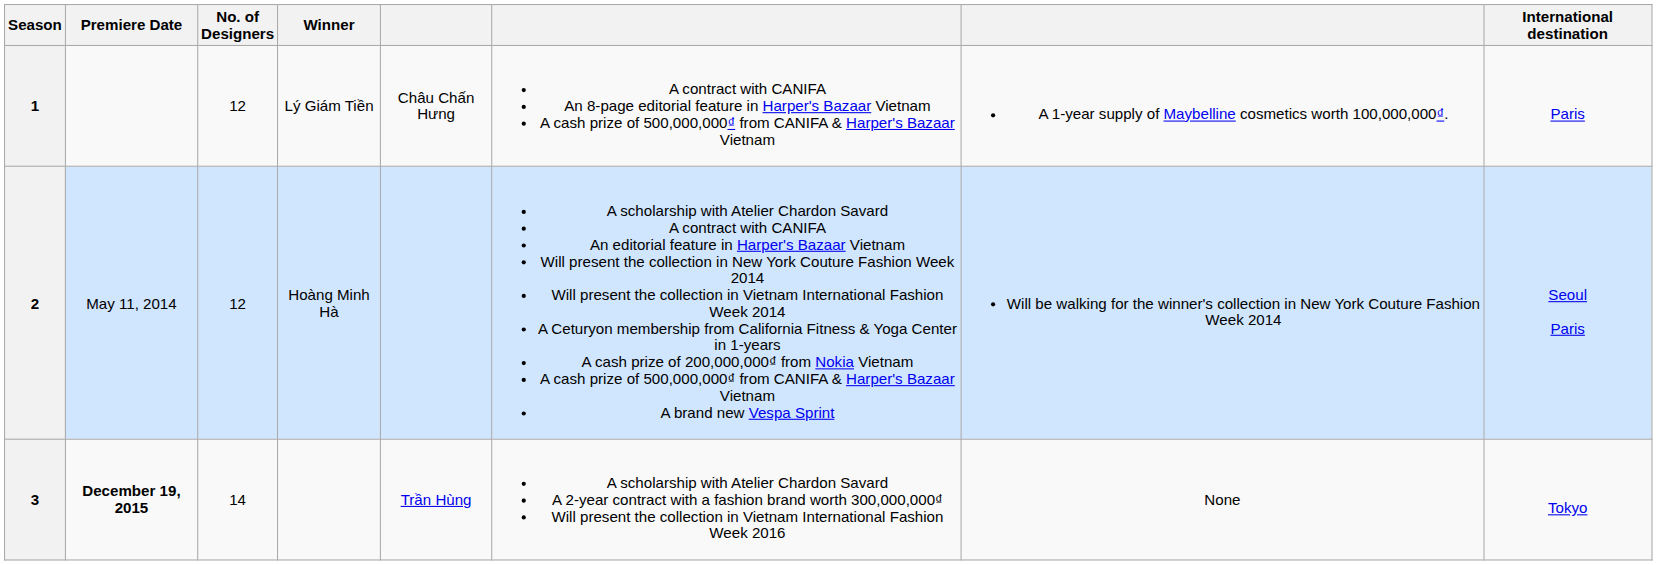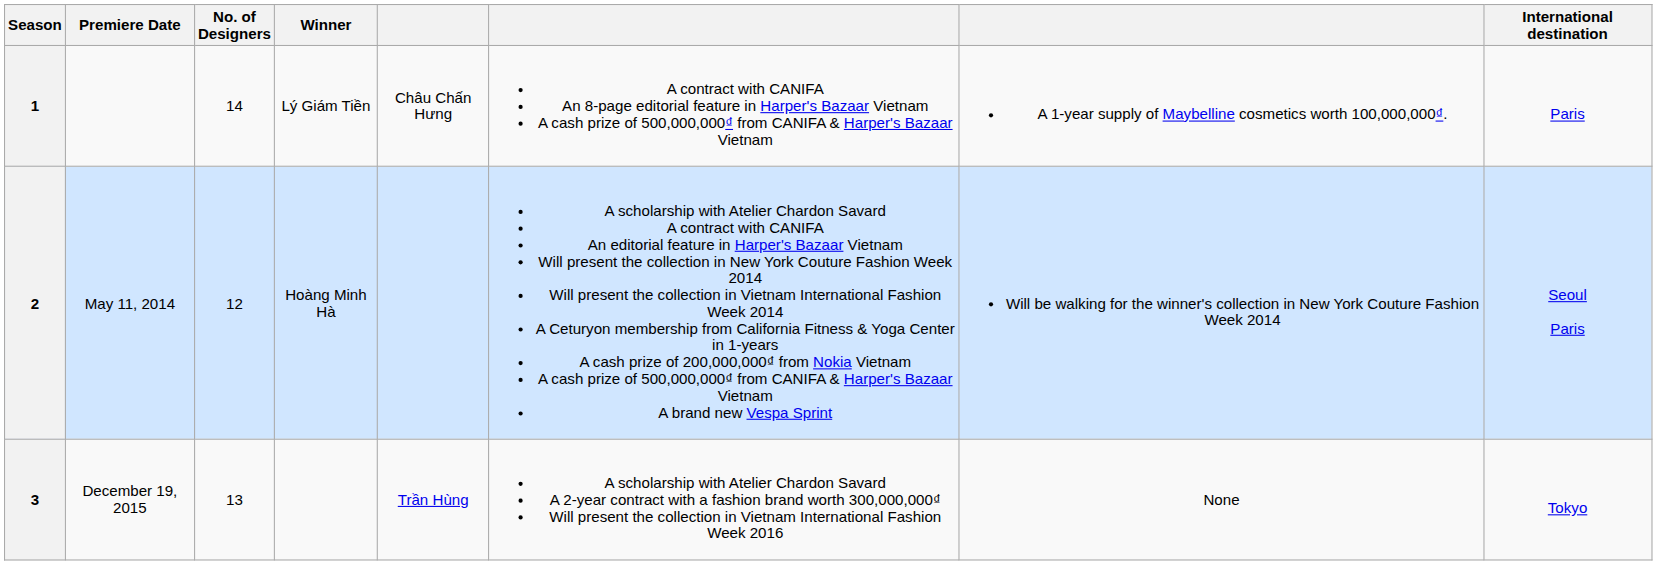(238, 106) 12 -> (234, 106) 14
(131, 500) bold -> (130, 500) normal
(238, 500) 14 -> (234, 500) 13
